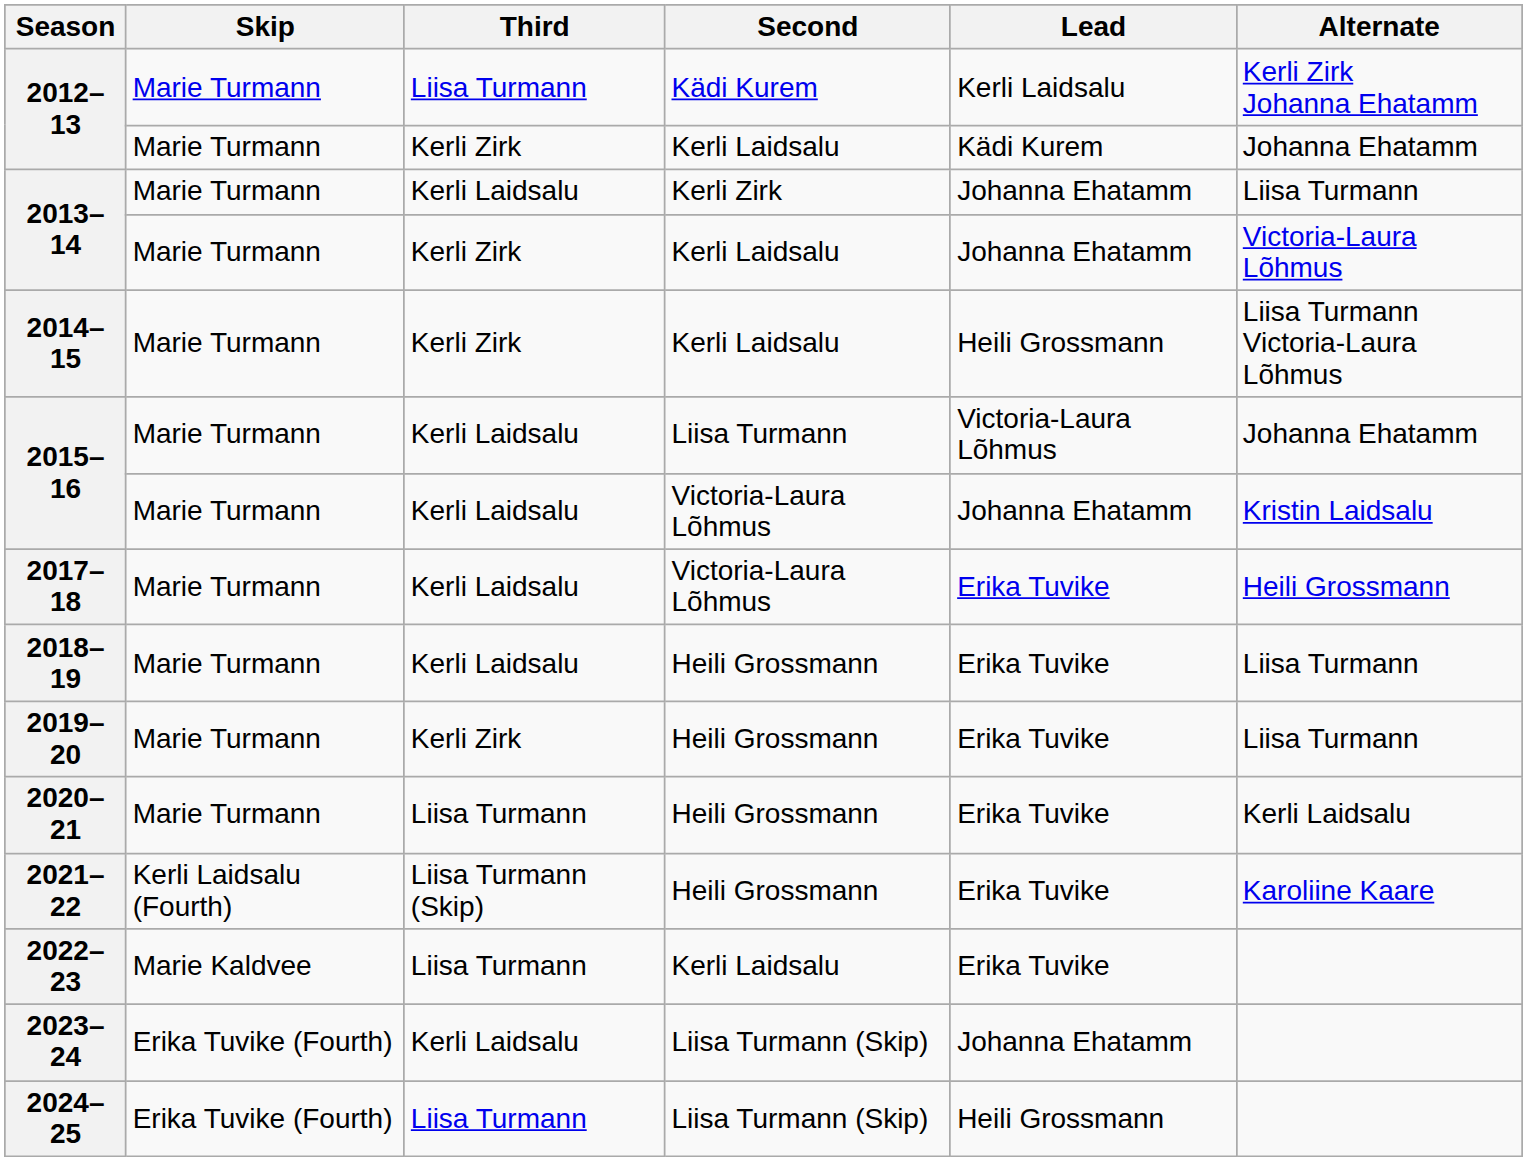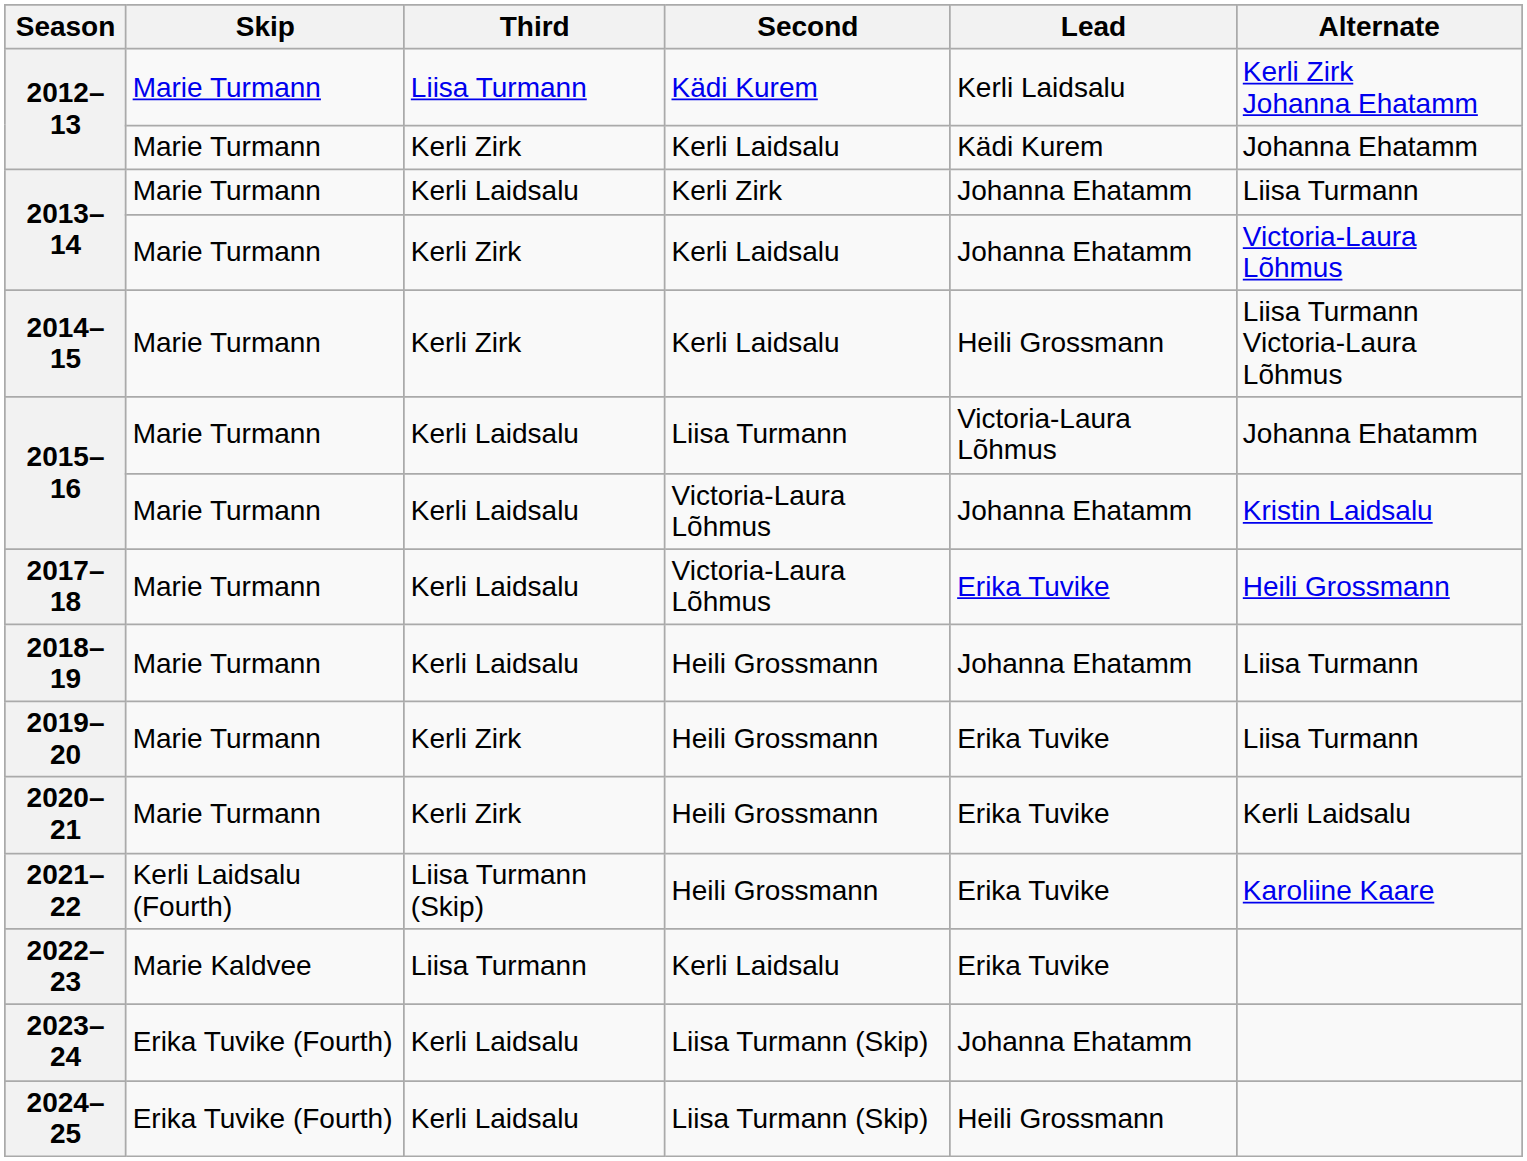(1033, 662) Erika Tuvike -> (1075, 662) Johanna Ehatamm
(499, 814) Liisa Turmann -> (466, 814) Kerli Zirk
(499, 1118) Liisa Turmann -> (495, 1118) Kerli Laidsalu
